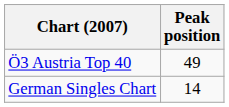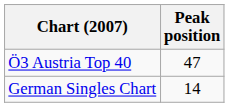(192, 62) 49 -> (192, 62) 47
